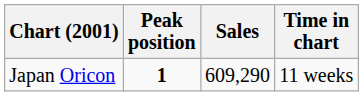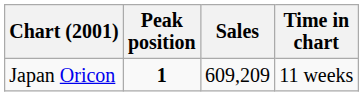(237, 74) 609,290 -> (237, 74) 609,209
